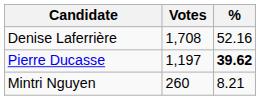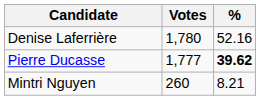(183, 38) 1,708 -> (183, 38) 1,780
(183, 60) 1,197 -> (183, 60) 1,777
